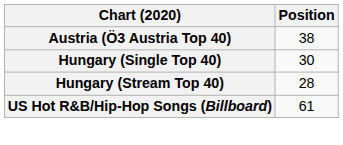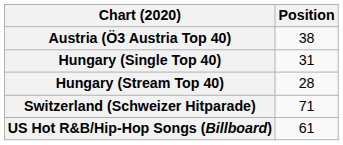(307, 60) 30 -> (307, 60) 31
+ row: (140, 106)
